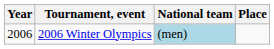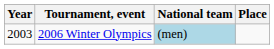(20, 34) 2006 -> (20, 34) 2003
